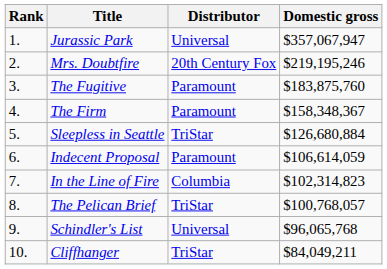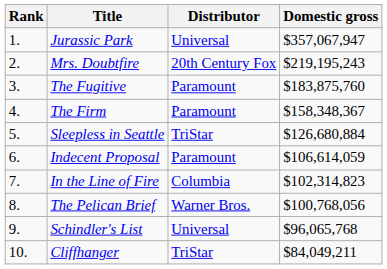(324, 63) $219,195,246 -> (324, 63) $219,195,243
(192, 205) TriStar -> (211, 205) Warner Bros.
(324, 205) $100,768,057 -> (324, 205) $100,768,056
